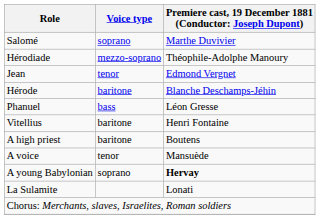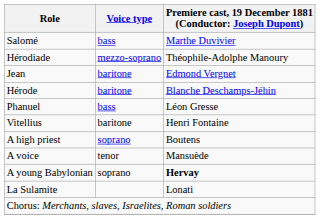(114, 40) soprano -> (107, 40) bass
(108, 73) tenor -> (115, 73) baritone
(115, 139) baritone -> (114, 139) soprano
